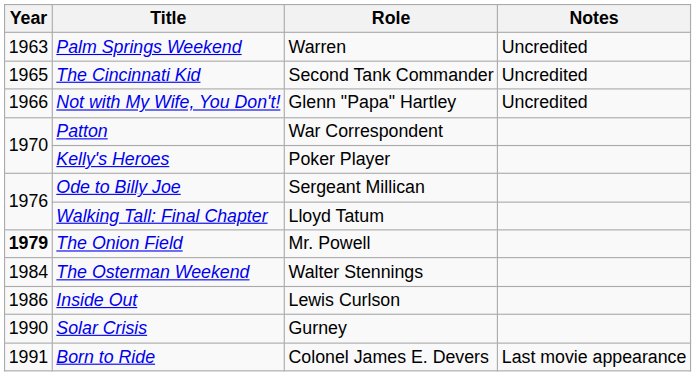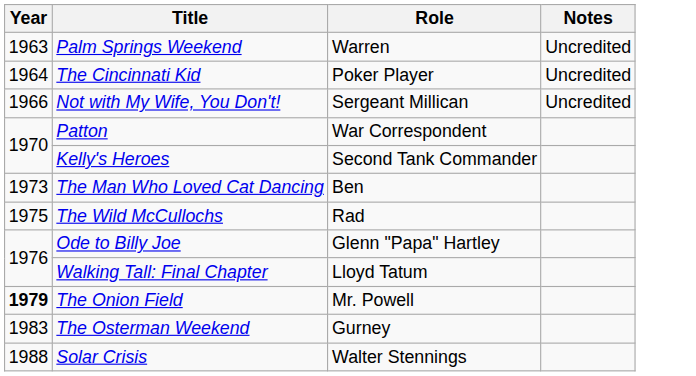(28, 74) 1965 -> (28, 74) 1964
(391, 74) Second Tank Commander -> (383, 74) Poker Player
(372, 103) Glenn "Papa" Hartley -> (400, 103) Sergeant Millican
(339, 159) Poker Player -> (435, 159) Second Tank Commander
+ row: (190, 187)
+ row: (140, 215)
(357, 187) Sergeant Millican -> (416, 243) Glenn "Papa" Hartley
(28, 272) 1984 -> (28, 328) 1983
(356, 272) Walter Stennings -> (361, 328) Gurney
- row: (97, 300)
(28, 328) 1990 -> (28, 356) 1988
(318, 328) Gurney -> (399, 356) Walter Stennings
- row: (106, 356)
